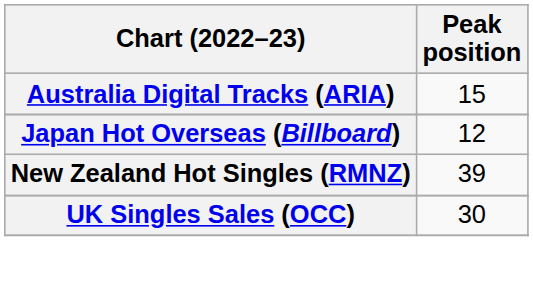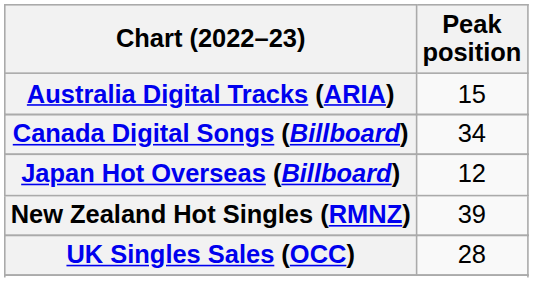+ row: (211, 133)
(472, 214) 30 -> (472, 255) 28
